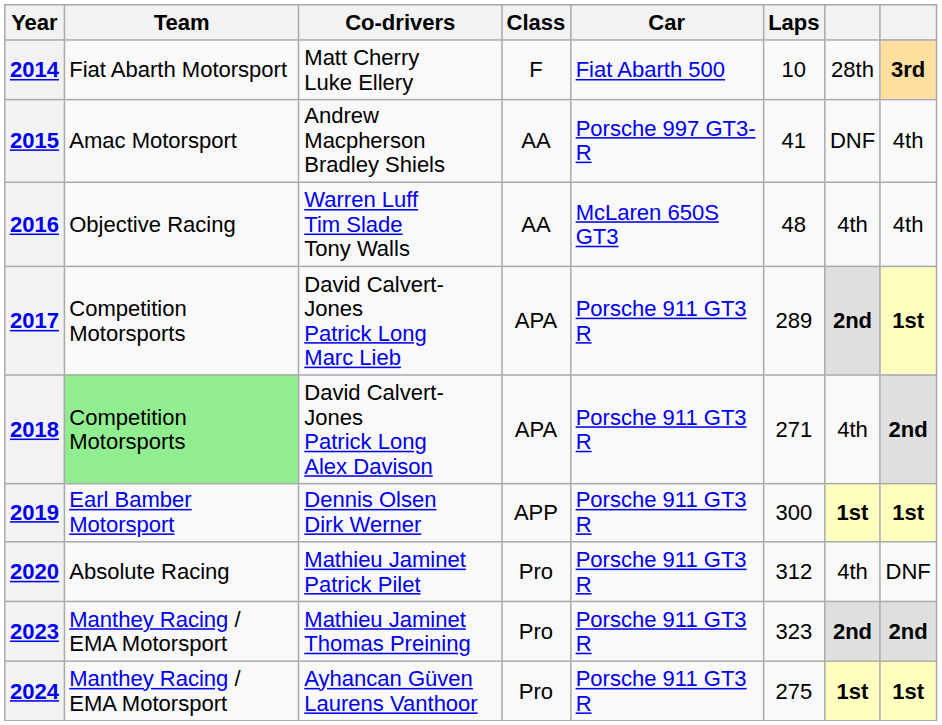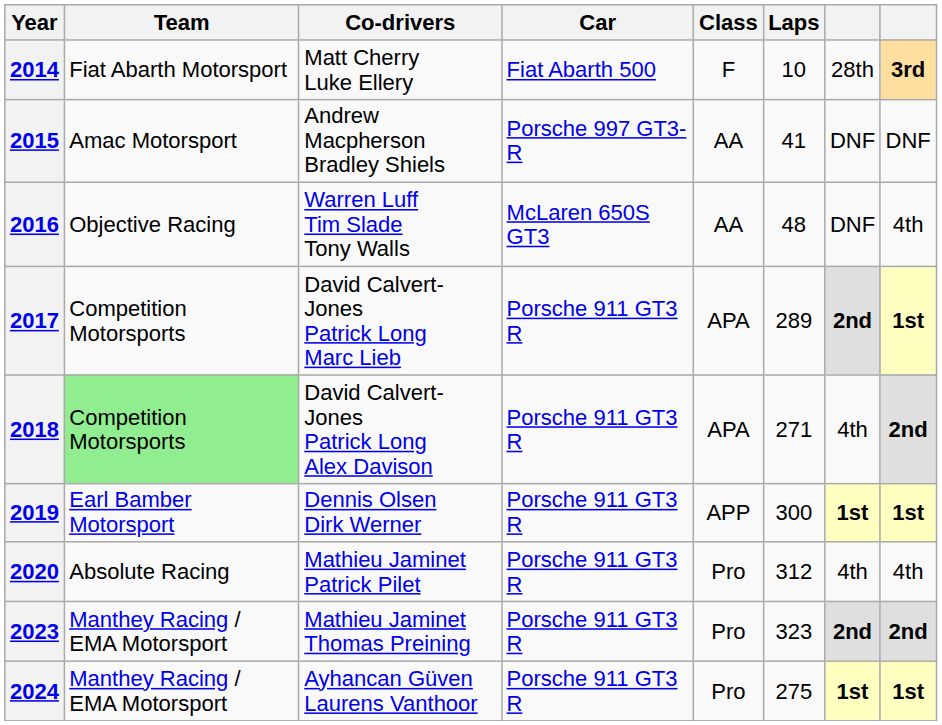columns swapped: (667, 23) <-> (536, 23)
(908, 141) 4th -> (908, 141) DNF
(853, 225) 4th -> (853, 225) DNF
(908, 572) DNF -> (908, 572) 4th
